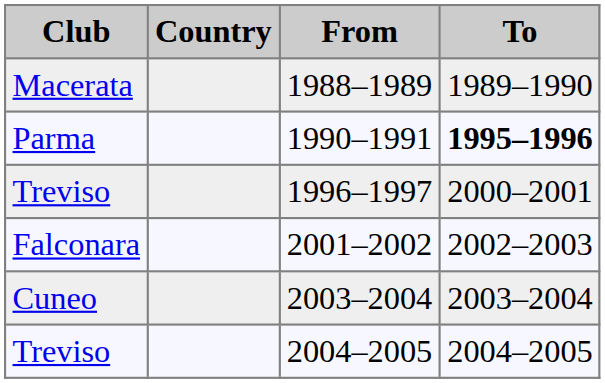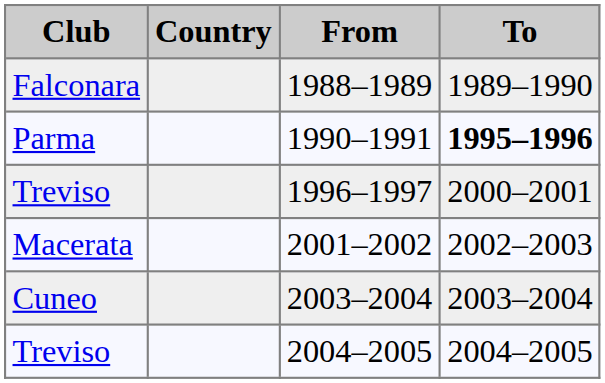(73, 84) Macerata -> (76, 84) Falconara
(76, 244) Falconara -> (73, 244) Macerata
